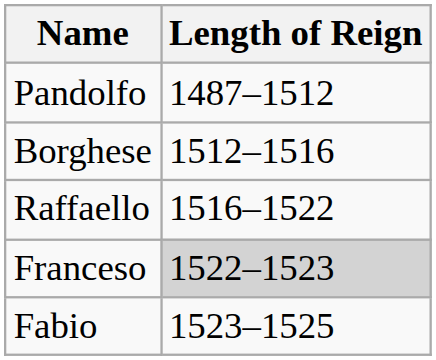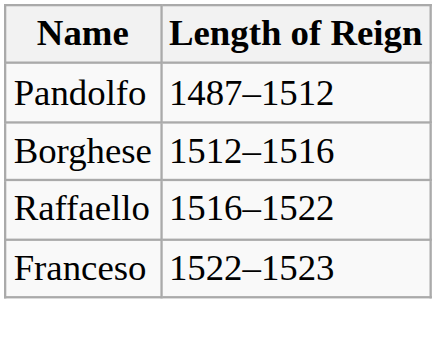(252, 267) lightgrey background -> (252, 267) no background
- row: (56, 325)
